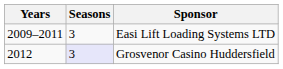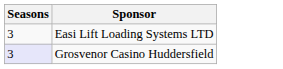- column: (35, 14)
